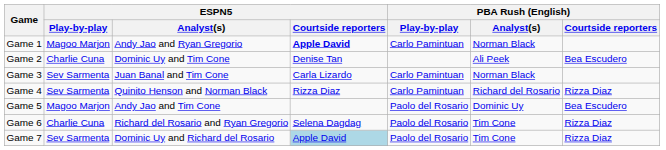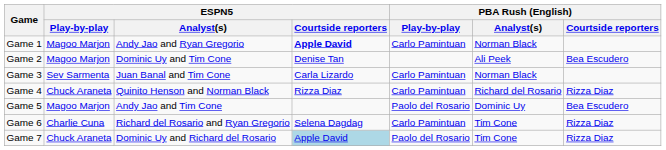(75, 59) Charlie Cuna -> (78, 59) Magoo Marjon
(78, 91) Sev Sarmenta -> (79, 91) Chuck Araneta
(429, 122) Paolo del Rosario -> (429, 122) Carlo Pamintuan
(78, 138) Sev Sarmenta -> (79, 138) Chuck Araneta
